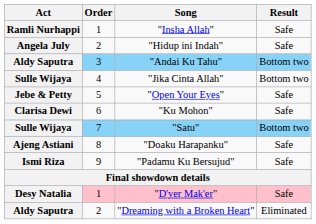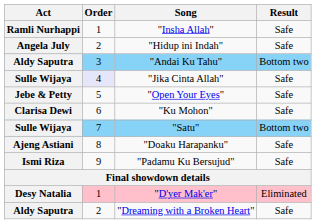(98, 78) no background -> (98, 78) lavender background
(284, 78) Bottom two -> (284, 78) Safe
(284, 194) Safe -> (284, 194) Eliminated
(284, 210) Eliminated -> (284, 210) Safe
